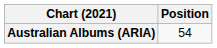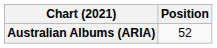(185, 33) 54 -> (185, 33) 52
